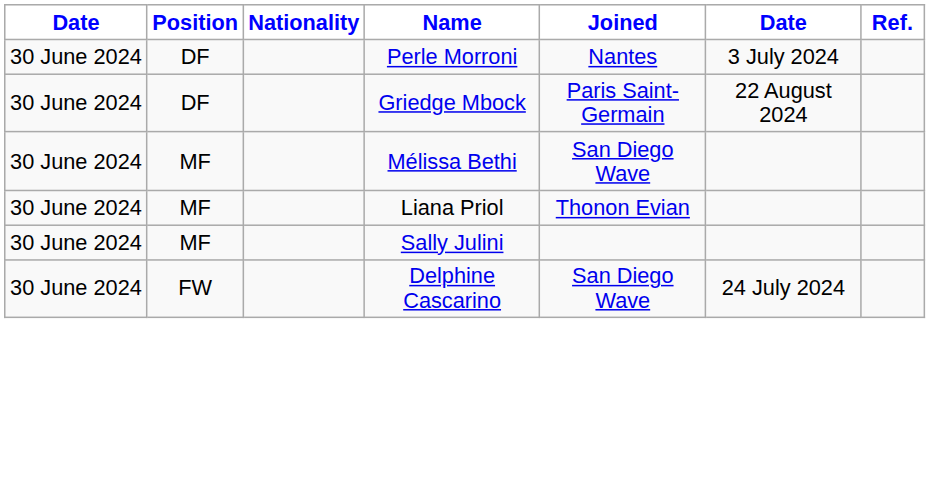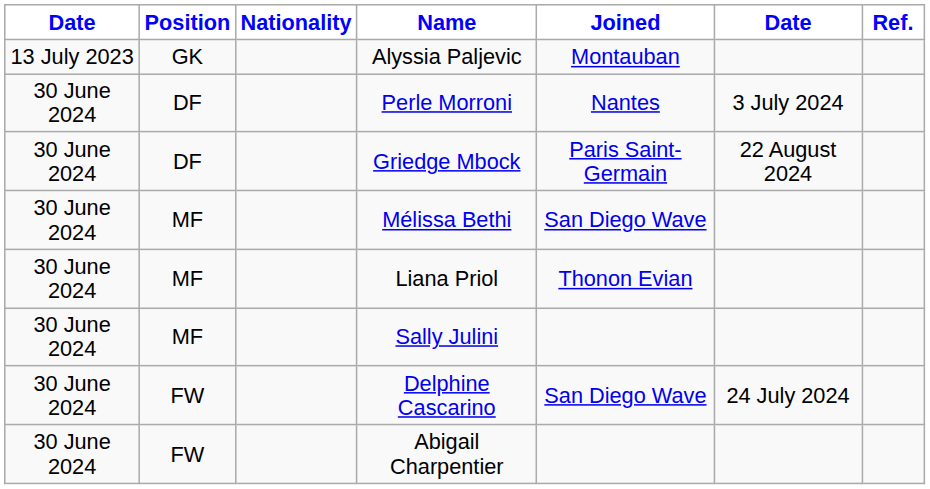+ row: (447, 57)
+ row: (447, 454)
